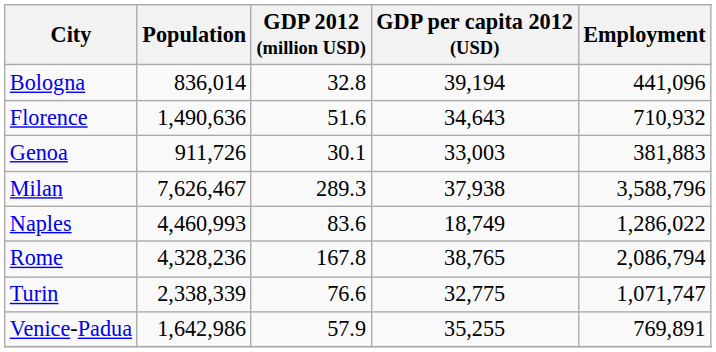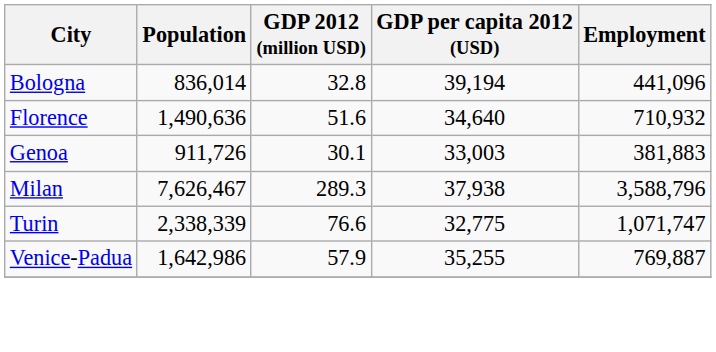(475, 117) 34,643 -> (475, 117) 34,640
- row: (41, 223)
- row: (36, 258)
(669, 329) 769,891 -> (669, 258) 769,887
